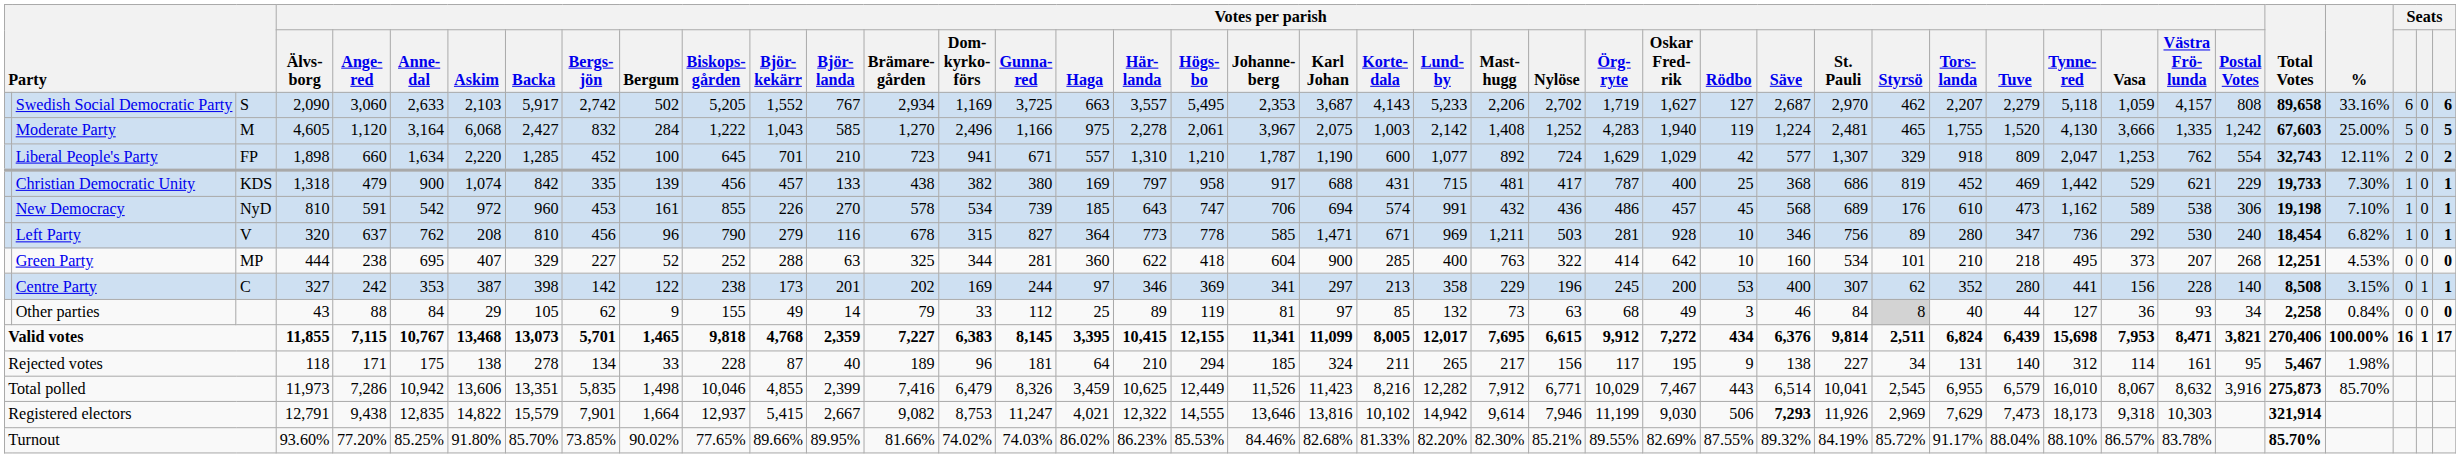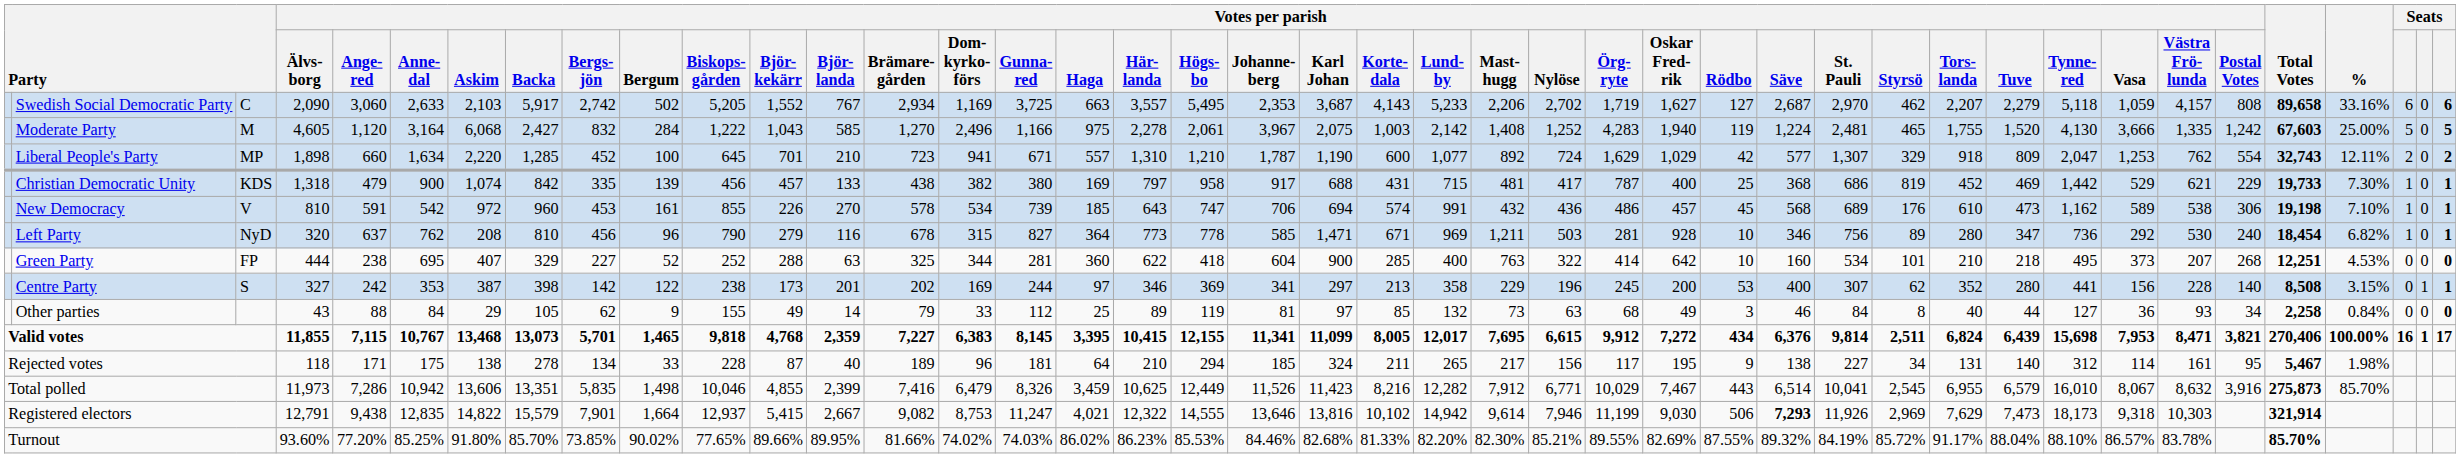(244, 104) S -> (245, 104) C
(249, 156) FP -> (252, 156) MP
(256, 209) NyD -> (246, 209) V
(246, 235) V -> (256, 235) NyD
(252, 260) MP -> (249, 260) FP
(245, 286) C -> (244, 286) S
(1921, 311) lightgrey background -> (1921, 311) no background
